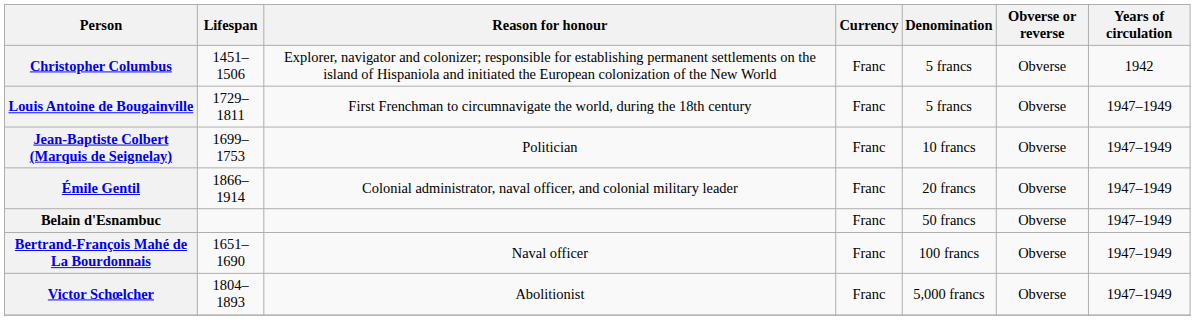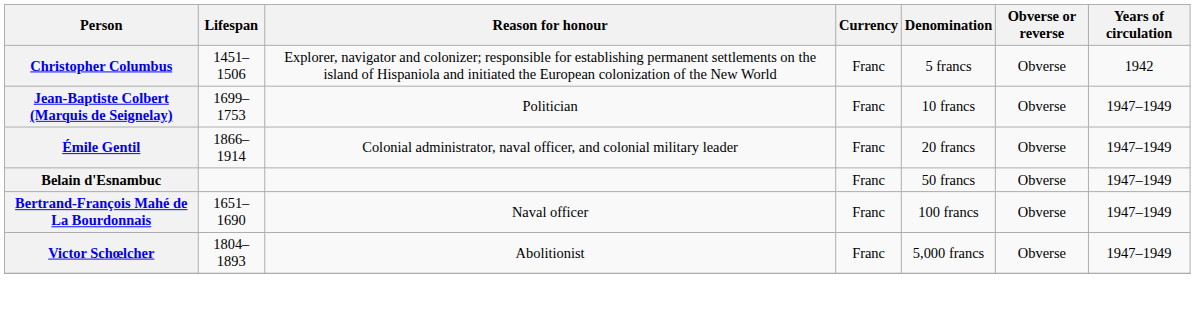- row: (101, 106)
